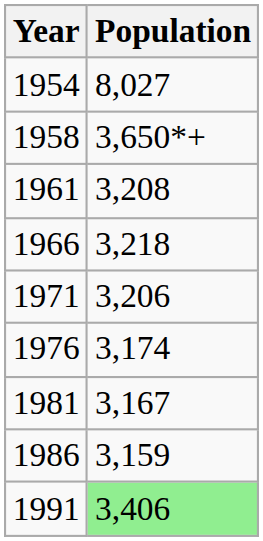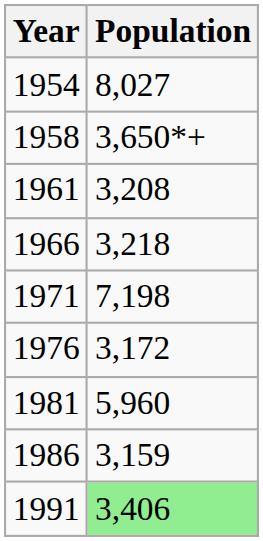(133, 296) 3,206 -> (133, 296) 7,198
(133, 349) 3,174 -> (133, 349) 3,172
(133, 402) 3,167 -> (133, 402) 5,960
